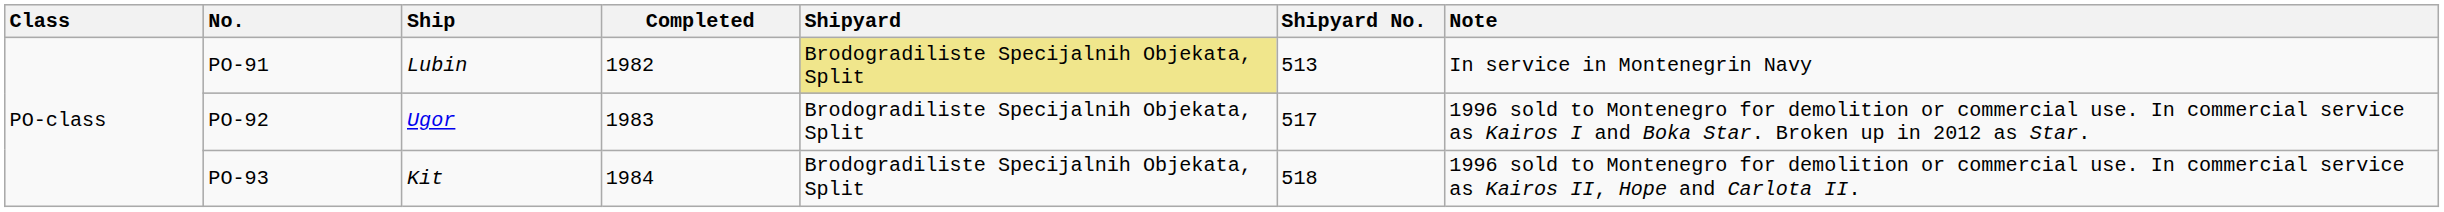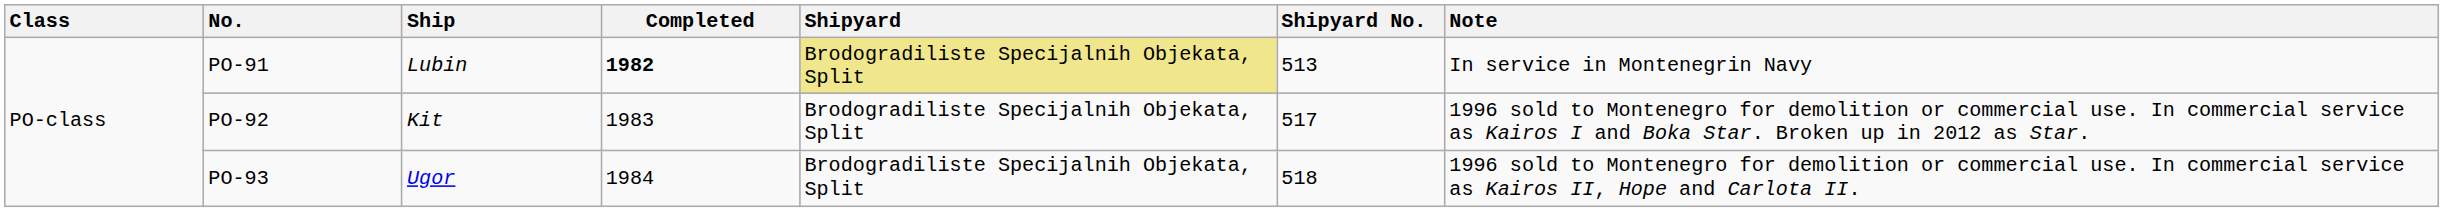(630, 66) normal -> (630, 66) bold
(431, 122) Ugor -> (425, 122) Kit
(425, 178) Kit -> (431, 178) Ugor
